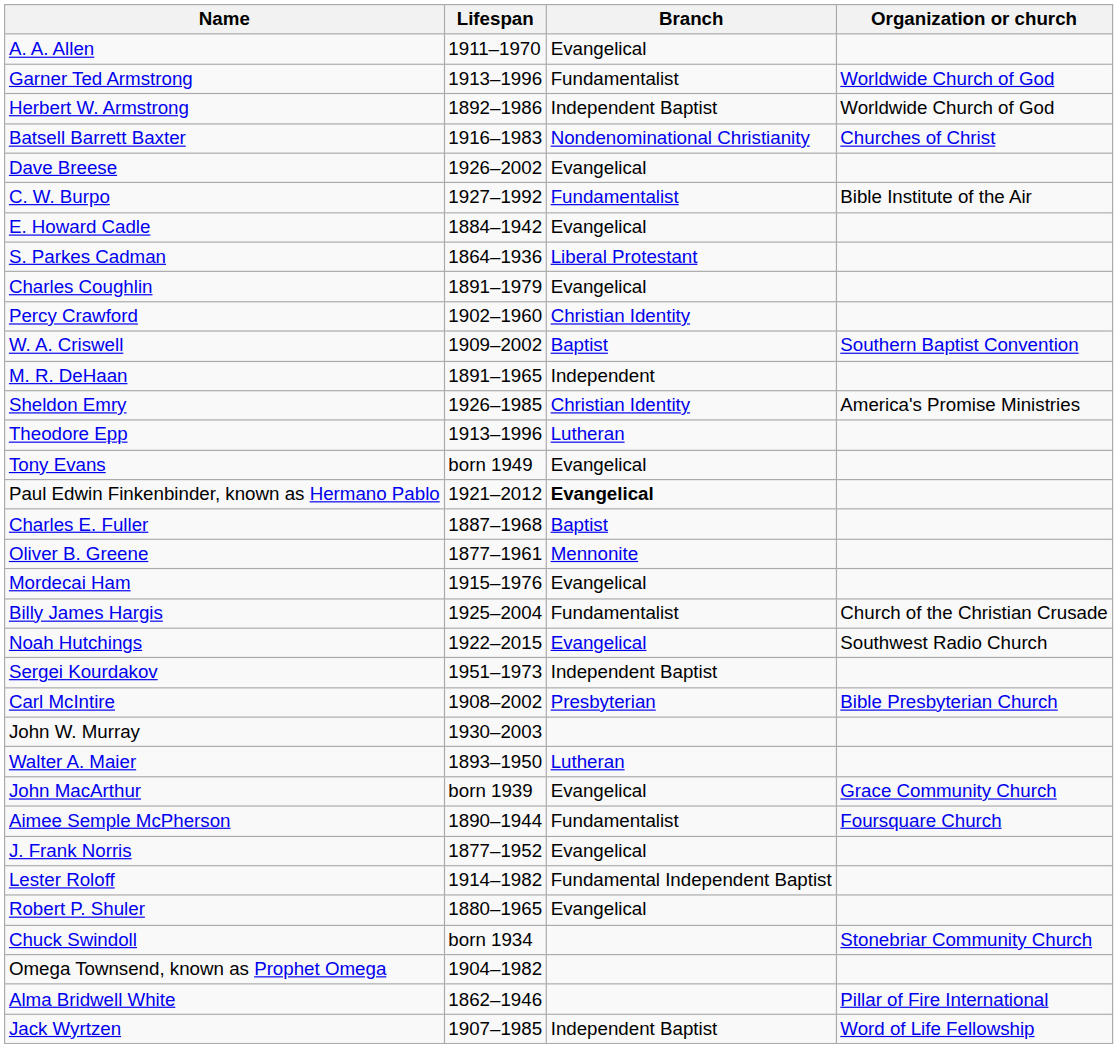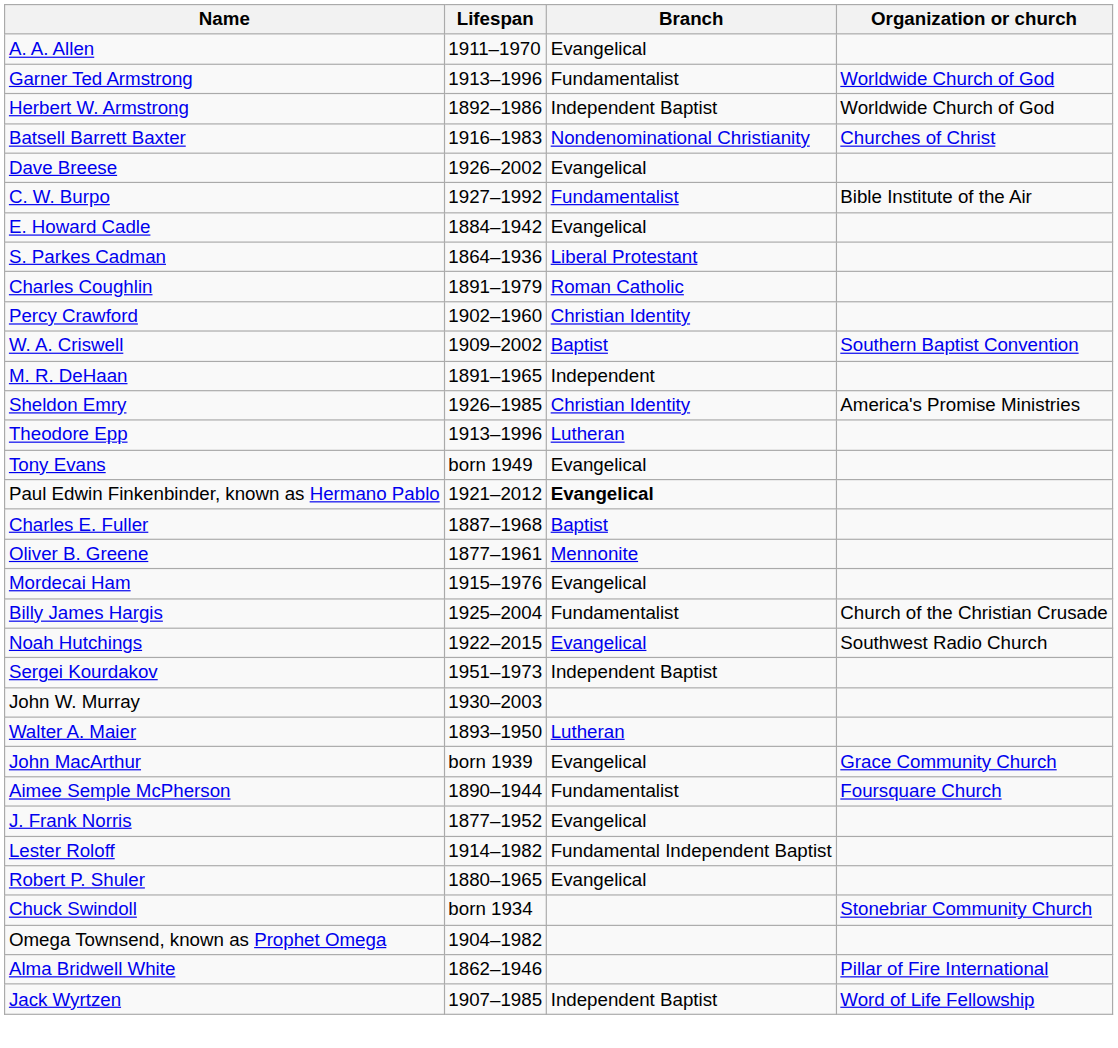(599, 286) Evangelical -> (617, 286) Roman Catholic
- row: (62, 702)
